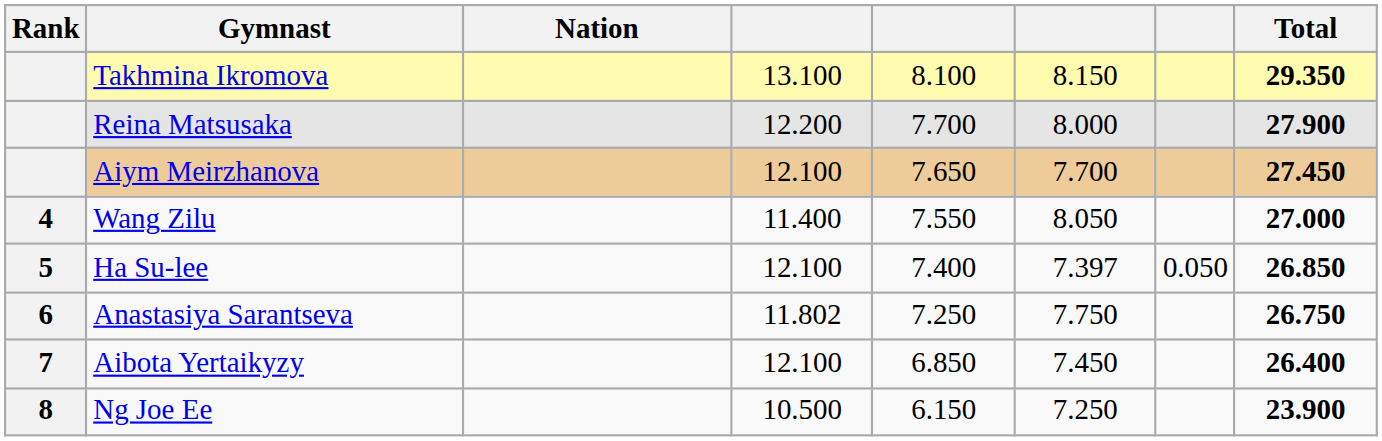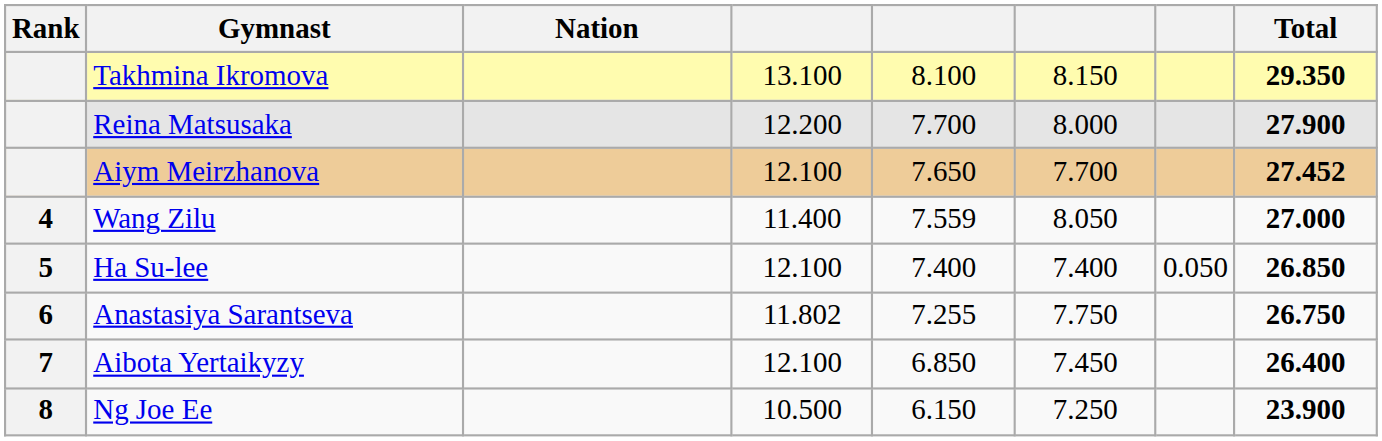(1306, 171) 27.450 -> (1306, 171) 27.452
(944, 219) 7.550 -> (944, 219) 7.559
(1085, 266) 7.397 -> (1085, 266) 7.400
(944, 314) 7.250 -> (944, 314) 7.255
